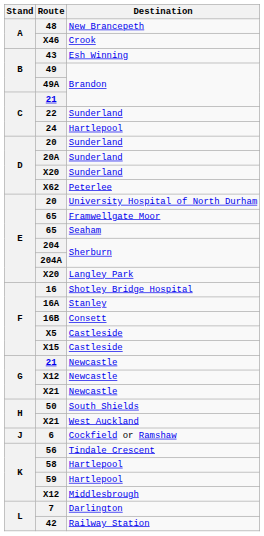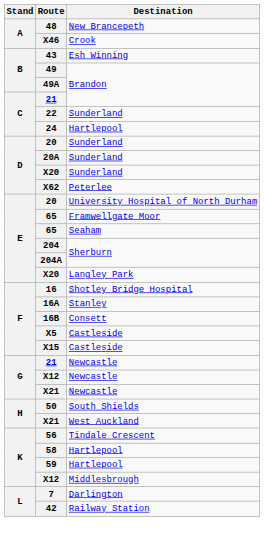- row: (51, 436)
